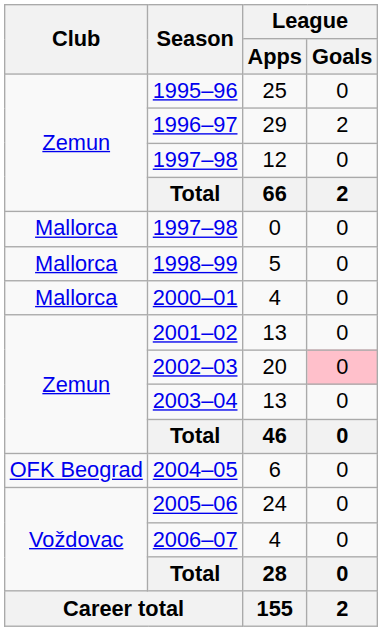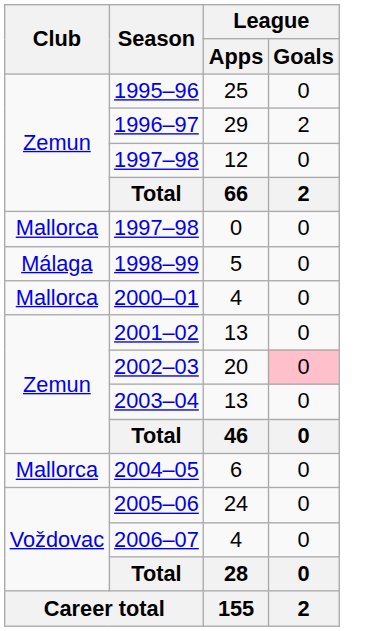(76, 263) Mallorca -> (57, 263) Málaga
(76, 470) OFK Beograd -> (57, 470) Mallorca
